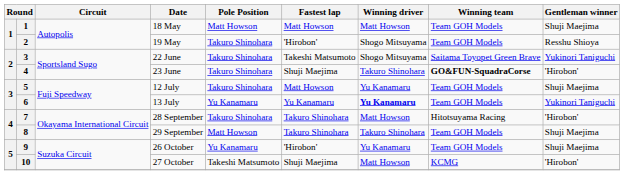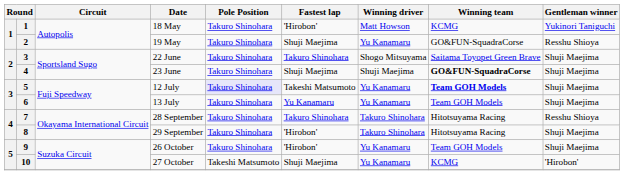(232, 26) Matt Howson -> (240, 26) Takuro Shinohara
(309, 26) Matt Howson -> (300, 26) 'Hirobon'
(467, 26) Team GOH Models -> (444, 26) KCMG
(572, 26) Shuji Maejima -> (580, 26) Yukinori Taniguchi
(300, 41) 'Hirobon' -> (311, 41) Shuji Maejima
(393, 41) Shogo Mitsuyama -> (385, 41) Yu Kanamaru
(467, 41) Team GOH Models -> (477, 41) GO&FUN-SquadraCorse
(320, 56) Takeshi Matsumoto -> (316, 56) Takuro Shinohara
(580, 56) Yukinori Taniguchi -> (572, 56) Shuji Maejima
(392, 71) Takuro Shinohara -> (387, 71) Shuji Maejima
(562, 71) 'Hirobon' -> (572, 71) Shuji Maejima
(240, 86) no background -> (240, 86) lavender background
(309, 86) Matt Howson -> (320, 86) Takeshi Matsumoto
(467, 86) normal -> (469, 86) bold
(233, 101) Yu Kanamaru -> (240, 101) Takuro Shinohara
(388, 101) bold -> (385, 101) normal
(580, 101) Yukinori Taniguchi -> (572, 101) Shuji Maejima
(385, 116) Matt Howson -> (392, 116) Takuro Shinohara
(562, 116) 'Hirobon' -> (572, 116) Resshu Shioya
(232, 131) Matt Howson -> (240, 131) Takuro Shinohara
(316, 131) Takuro Shinohara -> (300, 131) 'Hirobon'
(467, 131) Team GOH Models -> (468, 131) Hitotsuyama Racing
(233, 146) Yu Kanamaru -> (240, 146) Takuro Shinohara
(385, 161) Matt Howson -> (385, 161) Yu Kanamaru
